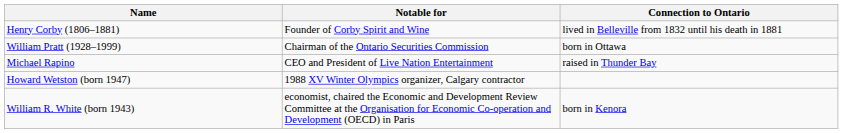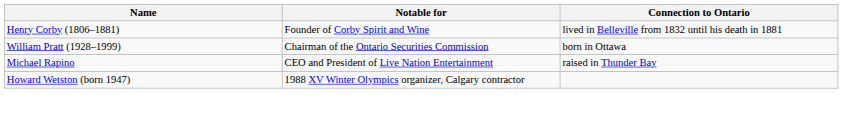- row: (71, 108)
